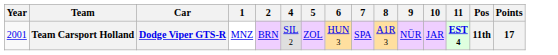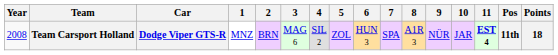+ column: (295, 13)
(17, 35) 2001 -> (17, 35) 2008
(509, 35) 17 -> (537, 35) 18
